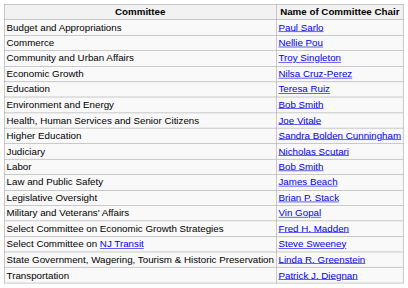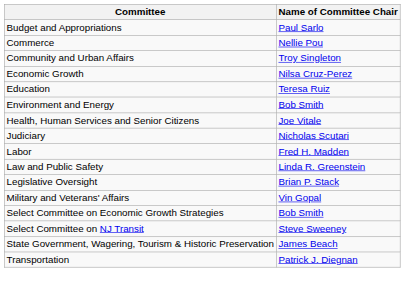- row: (44, 136)
(301, 167) Bob Smith -> (314, 151) Fred H. Madden
(308, 182) James Beach -> (322, 167) Linda R. Greenstein
(314, 228) Fred H. Madden -> (301, 213) Bob Smith
(322, 259) Linda R. Greenstein -> (308, 244) James Beach
